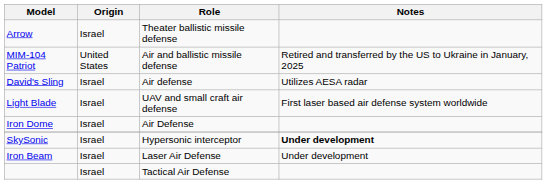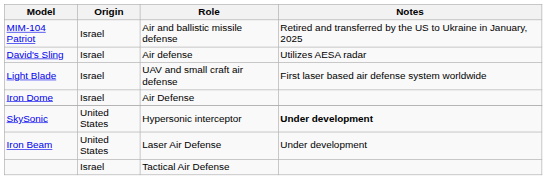- row: (20, 33)
(94, 60) United States -> (92, 33) Israel
(92, 140) Israel -> (94, 118) United States
(92, 155) Israel -> (94, 145) United States
